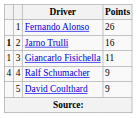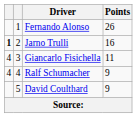(9, 58) 1 -> (9, 58) 4
